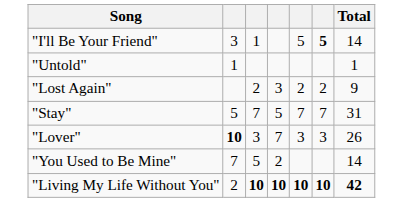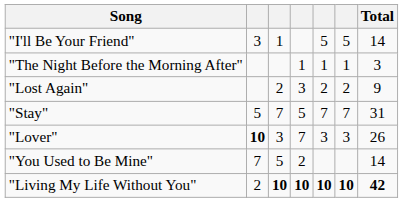(323, 40) bold -> (346, 40) normal
+ row: (126, 64)
- row: (59, 64)
